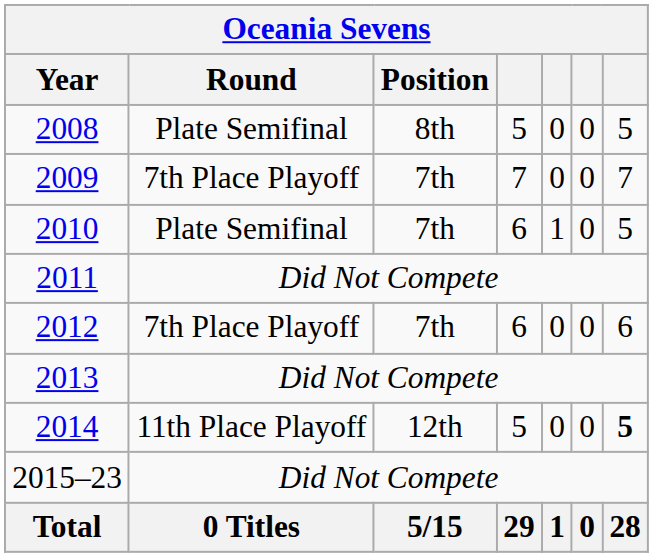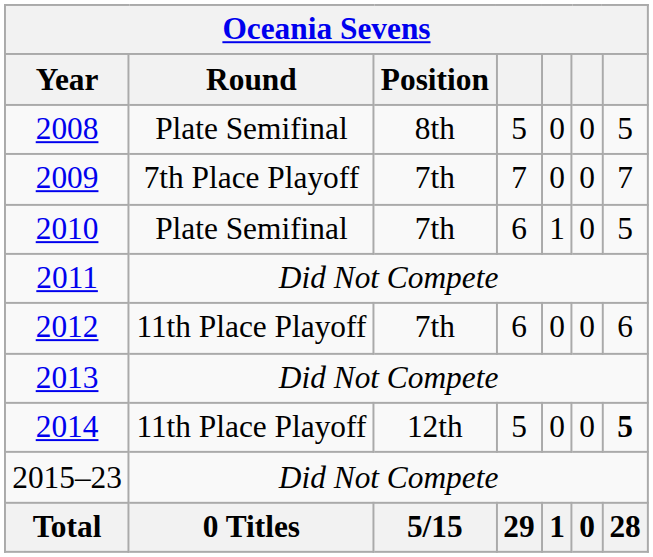(251, 327) 7th Place Playoff -> (251, 327) 11th Place Playoff
